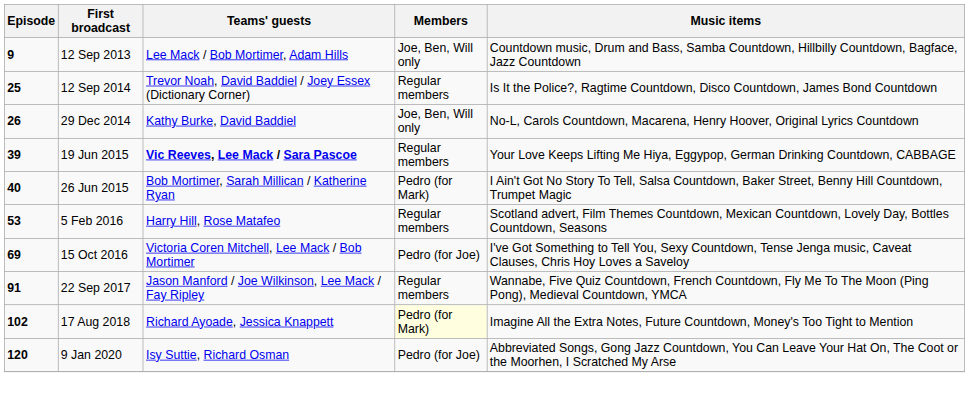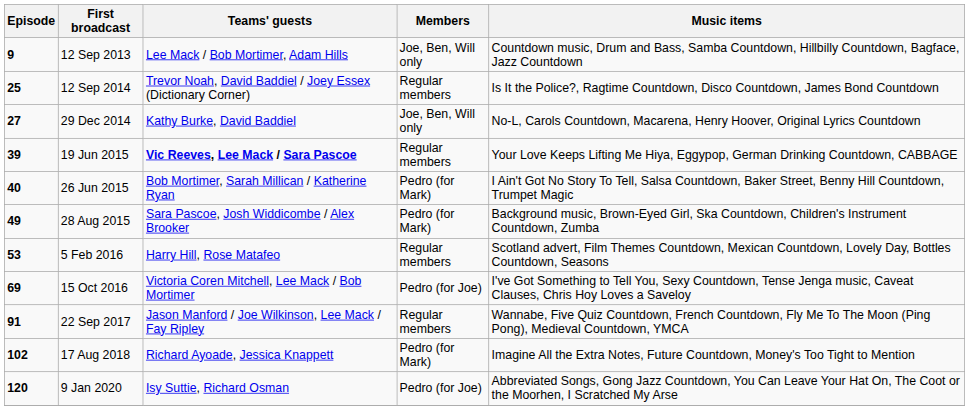(14, 121) 26 -> (14, 121) 27
+ row: (95, 221)
(425, 321) lightyellow background -> (427, 355) no background
